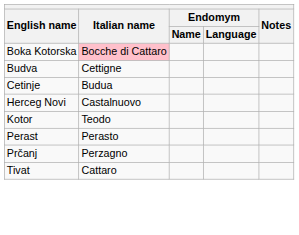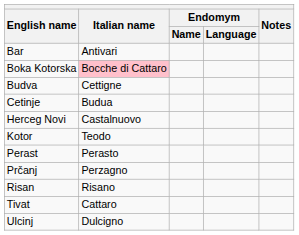+ row: (15, 51)
+ row: (21, 187)
+ row: (20, 221)
